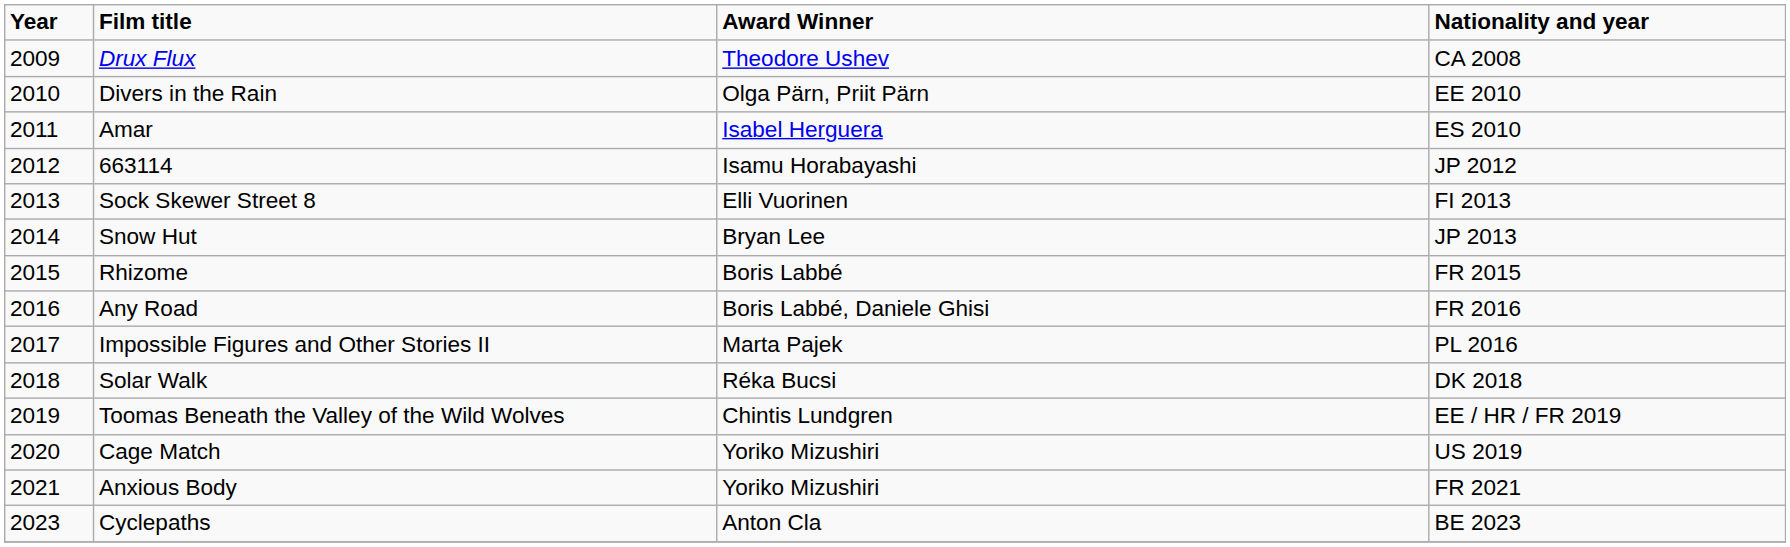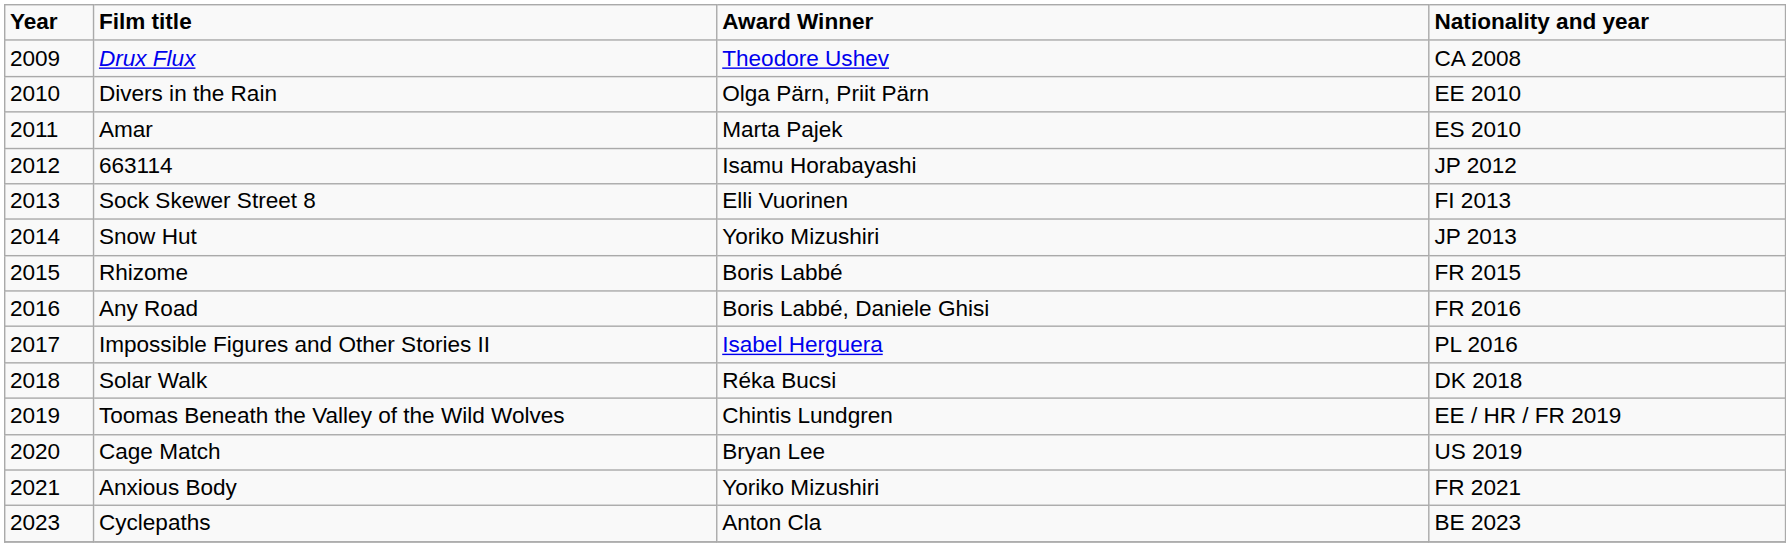(802, 129) Isabel Herguera -> (782, 129) Marta Pajek
(774, 237) Bryan Lee -> (801, 237) Yoriko Mizushiri
(782, 344) Marta Pajek -> (802, 344) Isabel Herguera
(801, 451) Yoriko Mizushiri -> (774, 451) Bryan Lee
